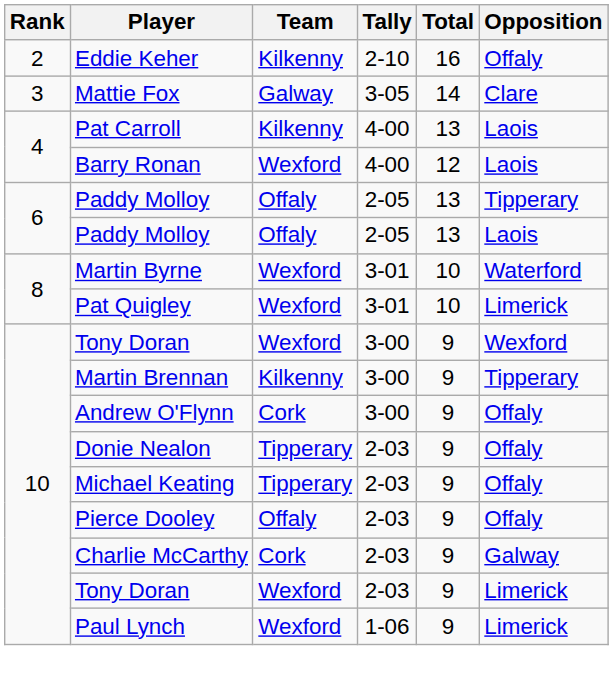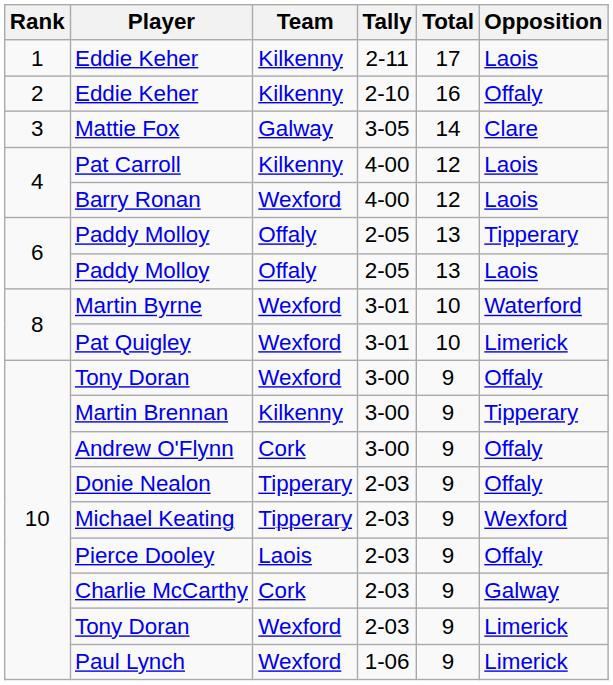+ row: (137, 57)
(448, 128) 13 -> (448, 164) 12
(526, 341) Wexford -> (513, 377) Offaly
(513, 484) Offaly -> (526, 519) Wexford
(287, 519) Offaly -> (285, 555) Laois
